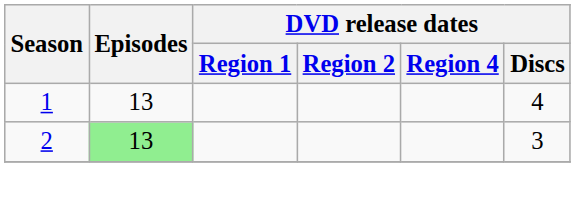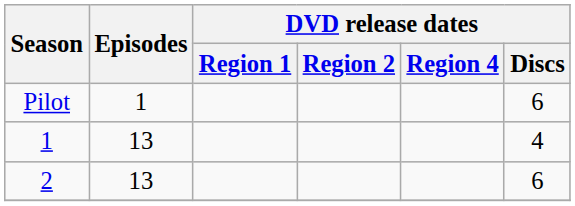+ row: (47, 102)
(141, 141) lightgreen background -> (141, 180) no background
(538, 141) 3 -> (538, 180) 6
